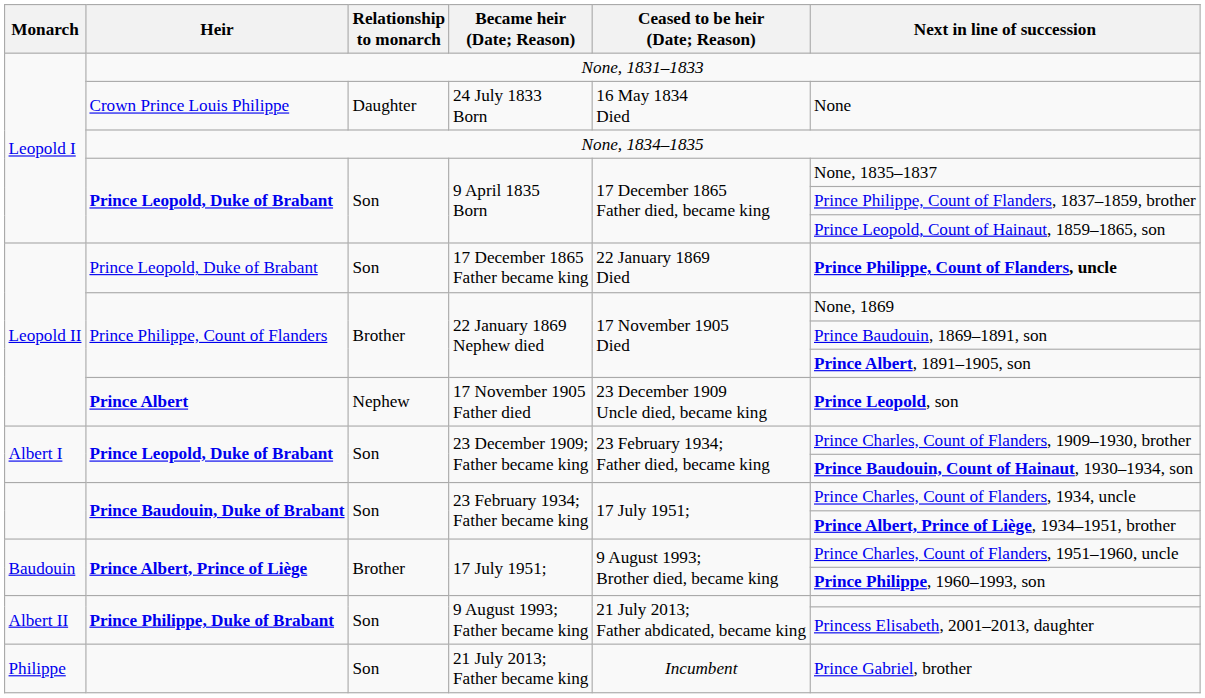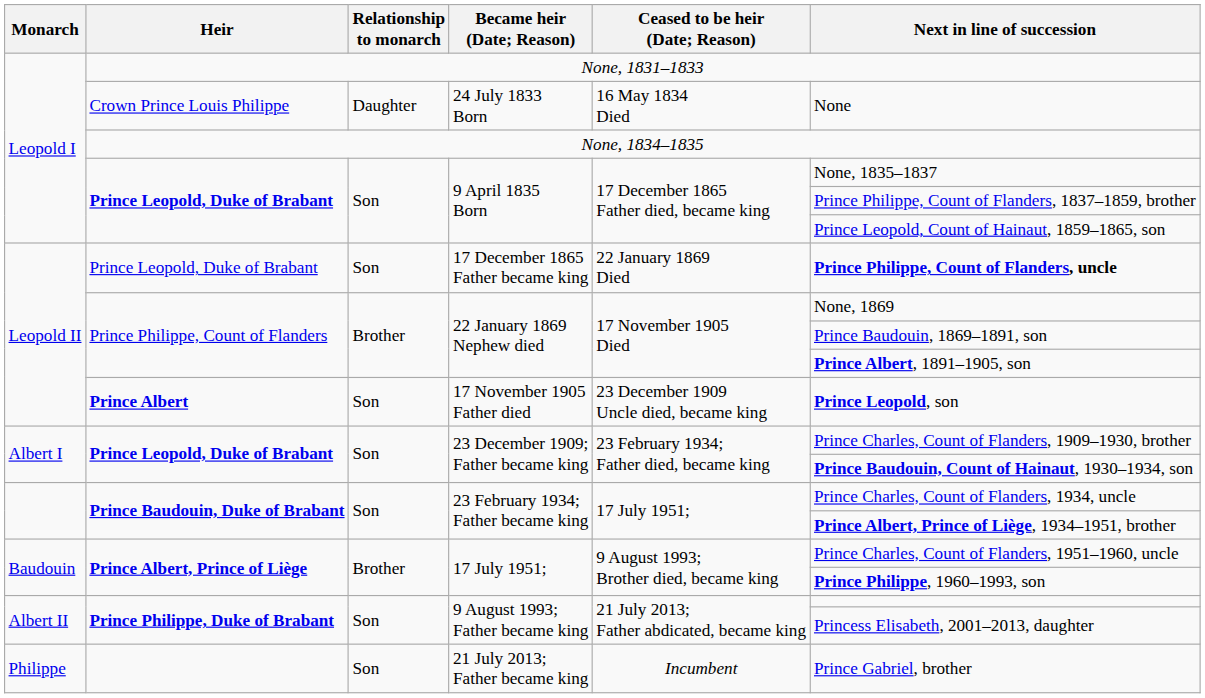(381, 401) Nephew -> (366, 401) Son
